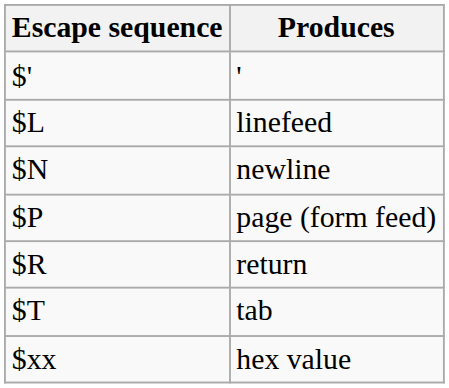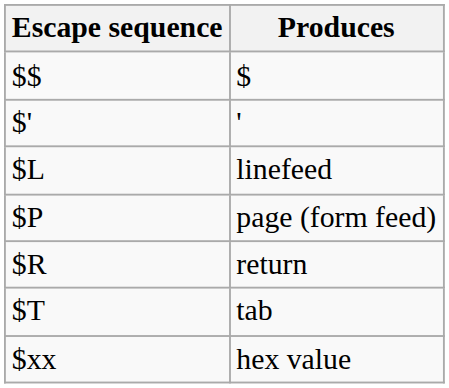+ row: (244, 75)
- row: (283, 169)
